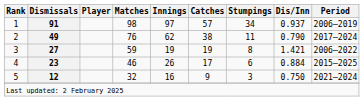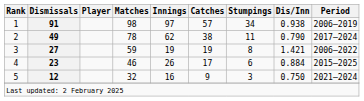(293, 24) 0.937 -> (293, 24) 0.938
(132, 37) 76 -> (132, 37) 78
